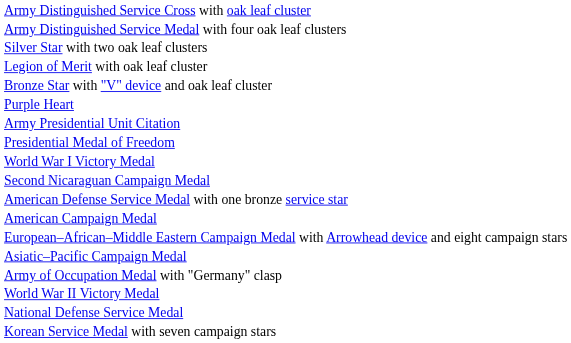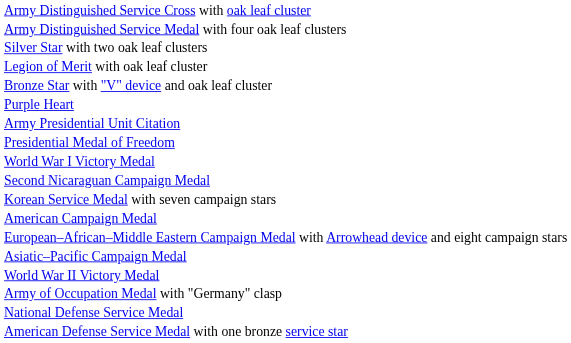rows swapped: (176, 199) <-> (140, 332)
rows swapped: (82, 294) <-> (143, 275)
